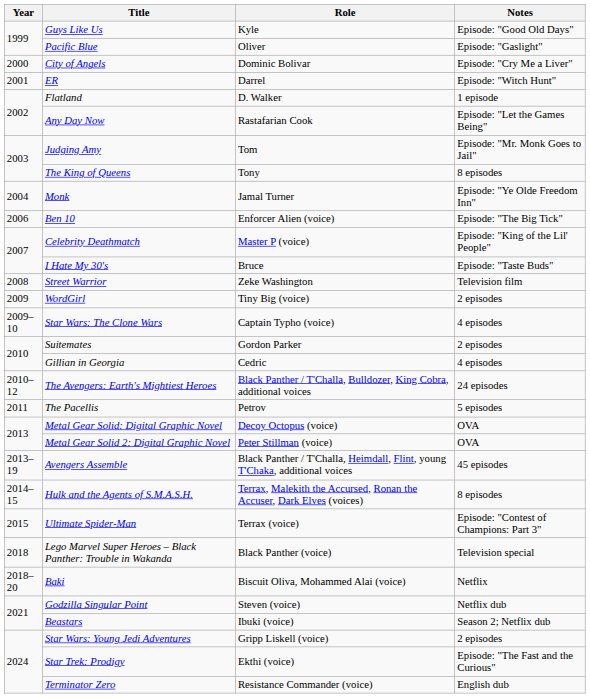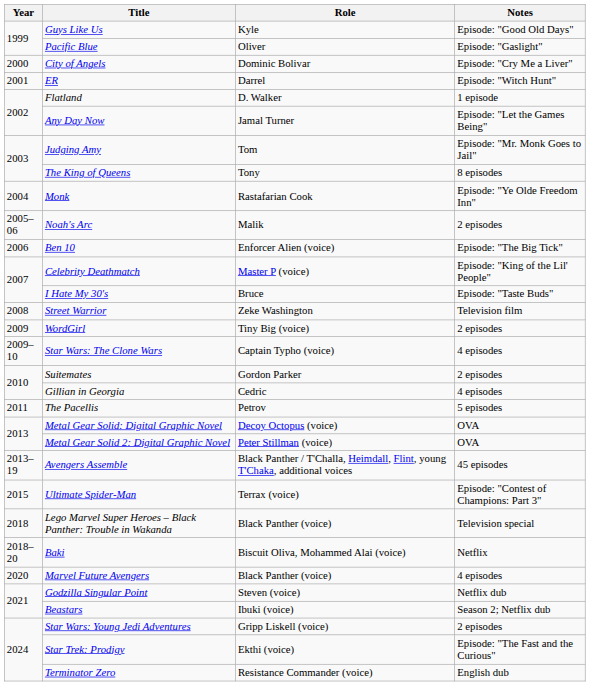(275, 121) Rastafarian Cook -> (266, 121) Jamal Turner
(266, 196) Jamal Turner -> (275, 196) Rastafarian Cook
+ row: (69, 225)
- row: (131, 385)
- row: (119, 494)
+ row: (97, 575)
